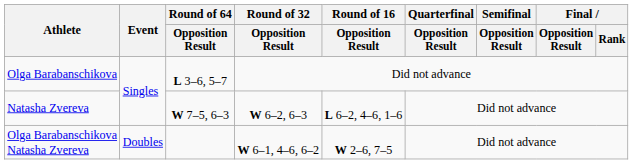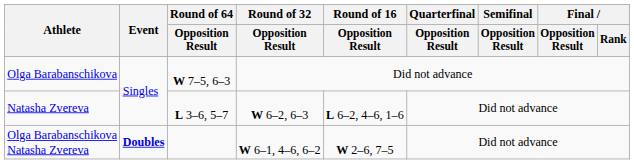(200, 81) L 3–6, 5–7 -> (202, 81) W 7–5, 6–3
(200, 115) W 7–5, 6–3 -> (202, 115) L 3–6, 5–7
(143, 142) normal -> (144, 142) bold
